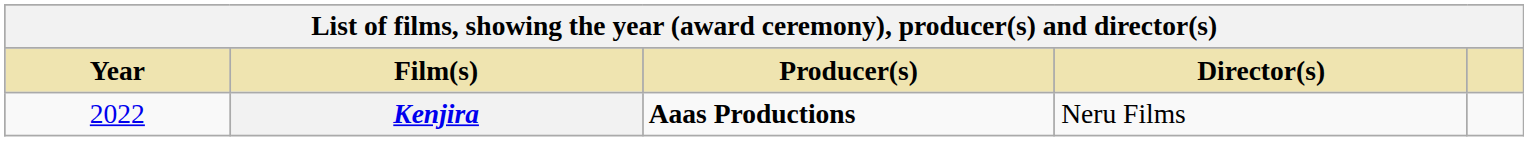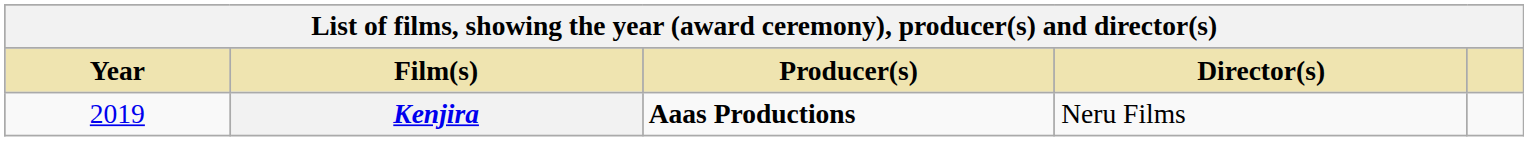(117, 113) 2022 -> (117, 113) 2019
